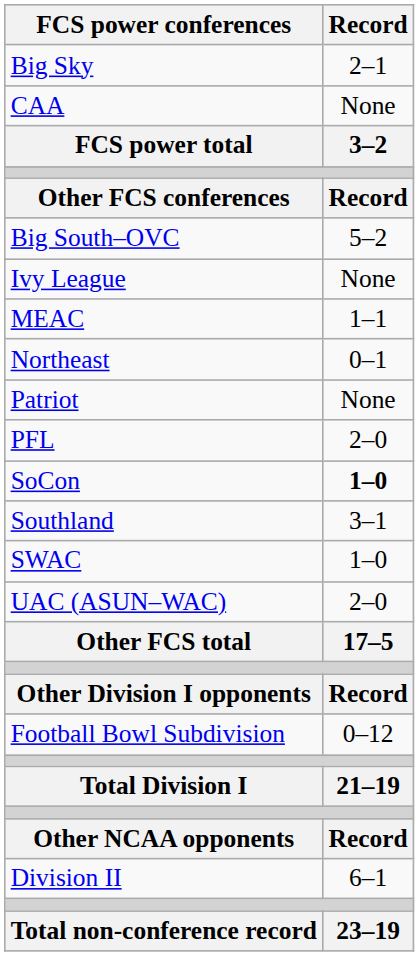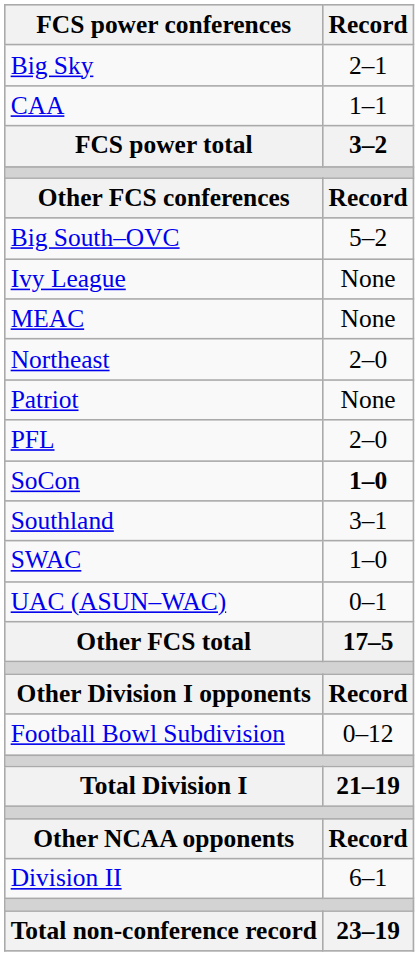(368, 105) None -> (368, 105) 1–1
(368, 318) 1–1 -> (368, 318) None
(368, 359) 0–1 -> (368, 359) 2–0
(368, 601) 2–0 -> (368, 601) 0–1
